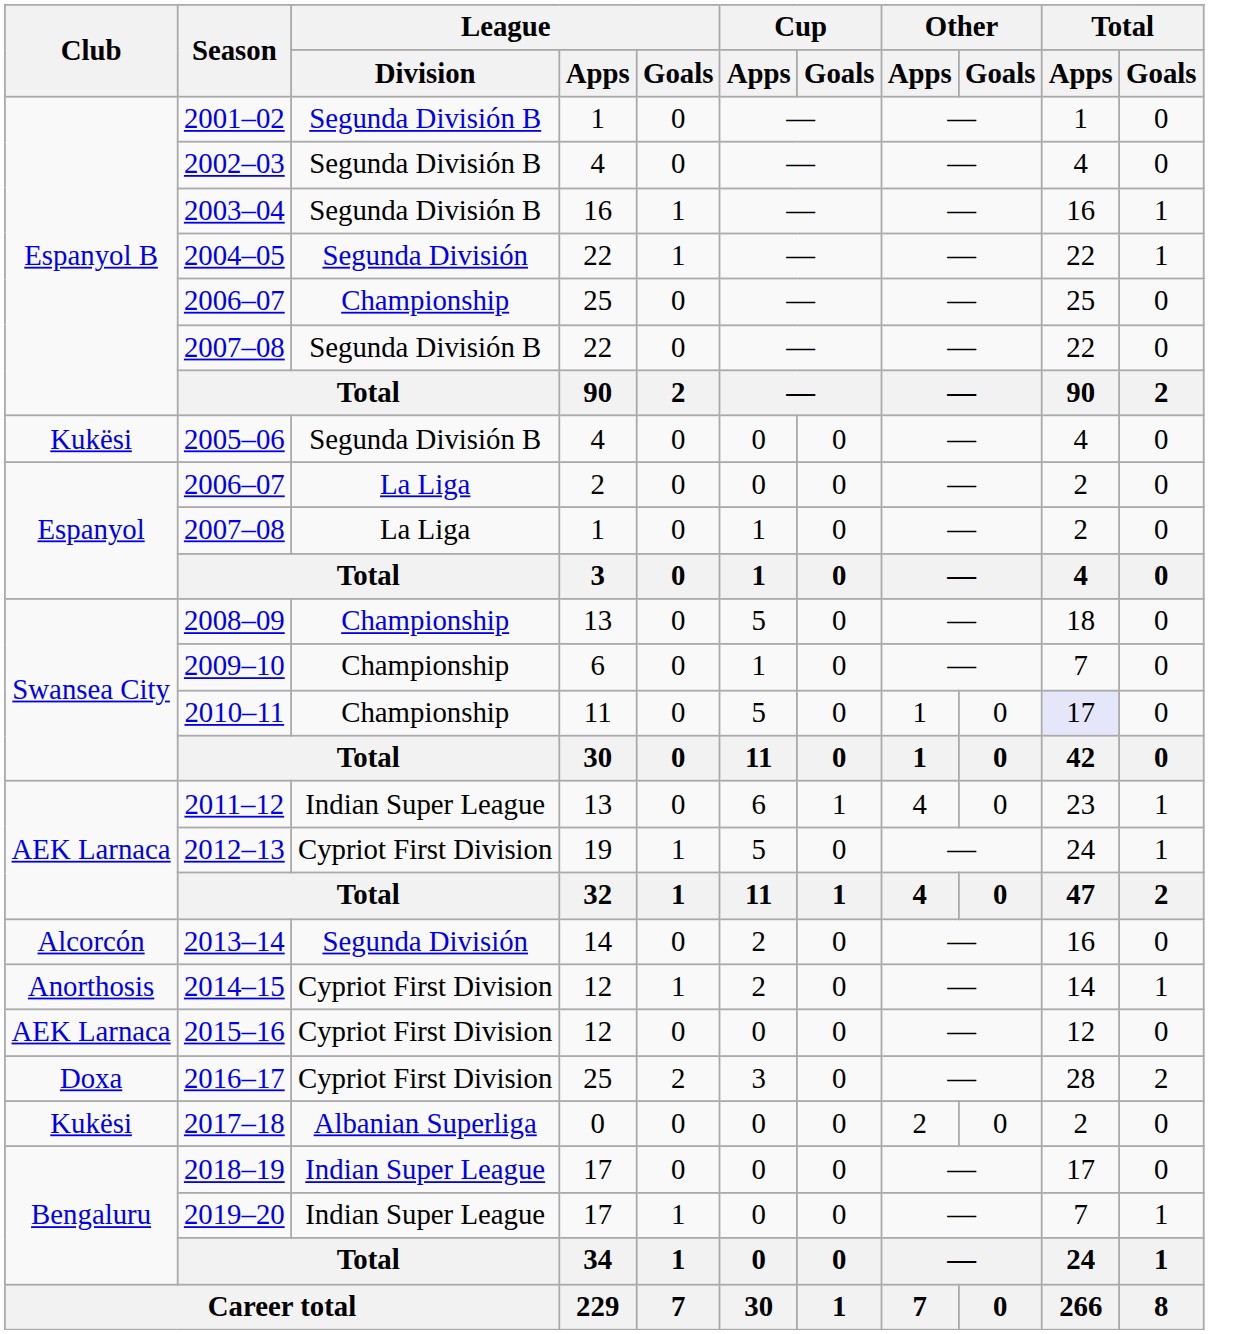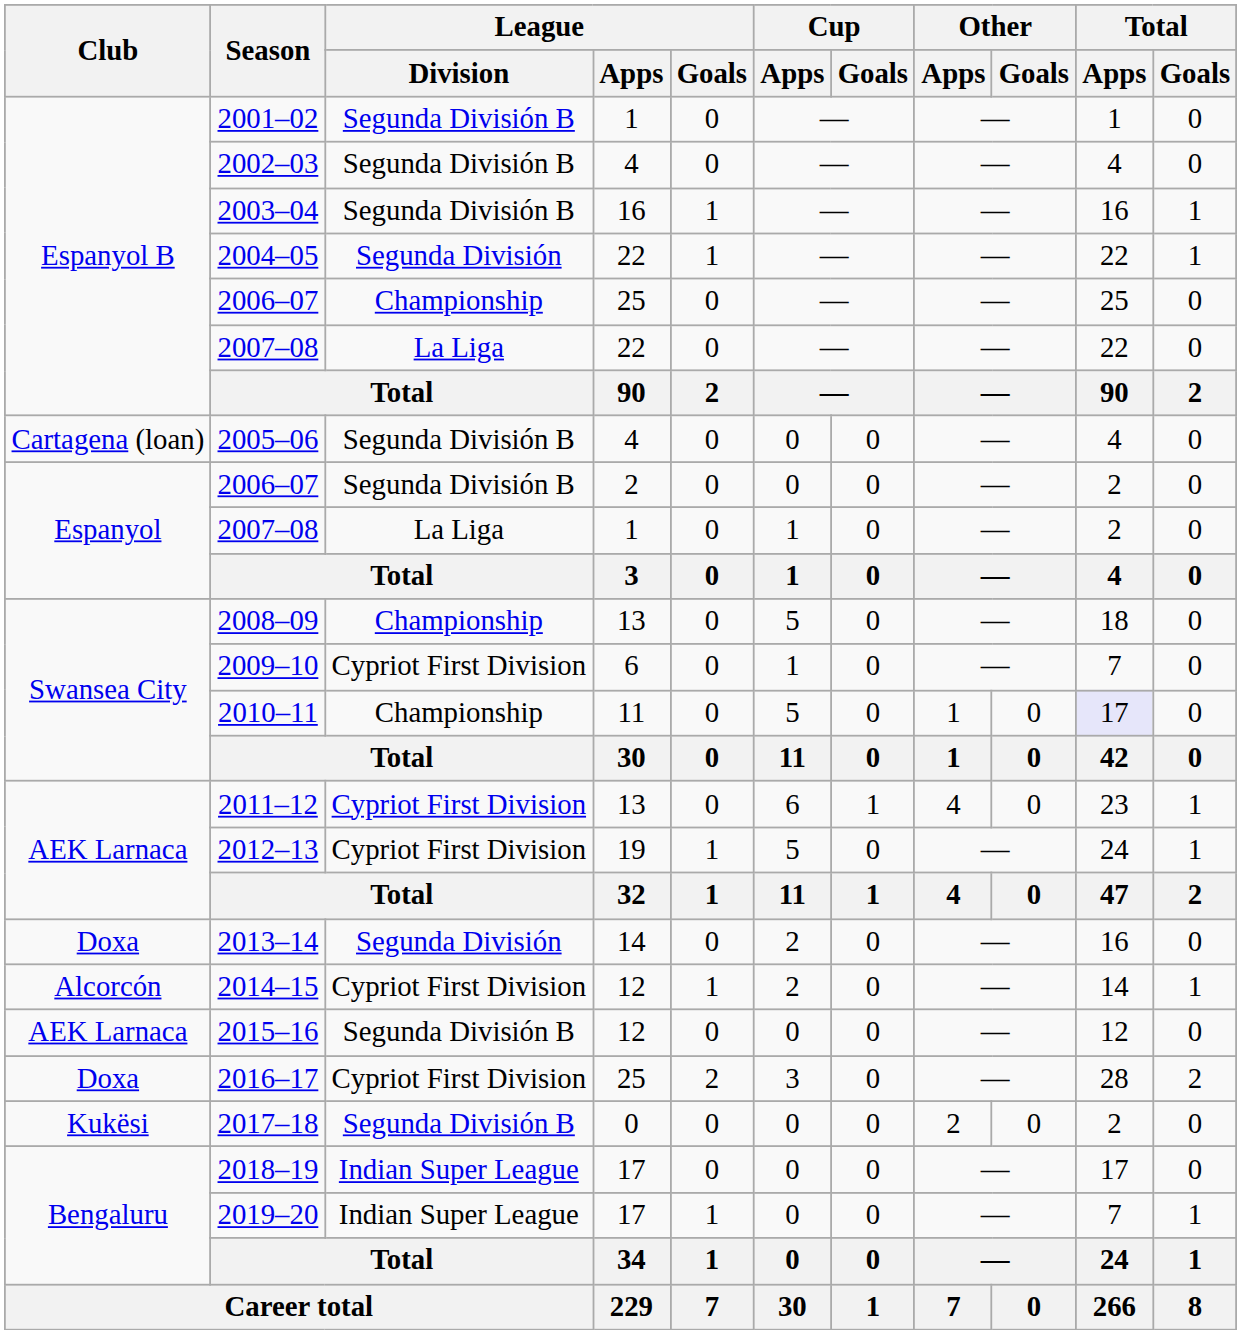(425, 347) Segunda División B -> (459, 347) La Liga
(91, 438) Kukësi -> (108, 438) Cartagena (loan)
(425, 484) La Liga -> (459, 484) Segunda División B
(425, 666) Championship -> (459, 666) Cypriot First Division
(425, 803) Indian Super League -> (459, 803) Cypriot First Division
(91, 940) Alcorcón -> (108, 940) Doxa
(91, 986) Anorthosis -> (108, 986) Alcorcón
(425, 1032) Cypriot First Division -> (459, 1032) Segunda División B
(425, 1123) Albanian Superliga -> (459, 1123) Segunda División B
